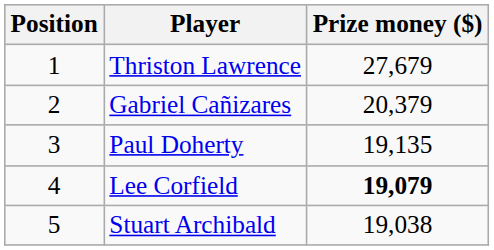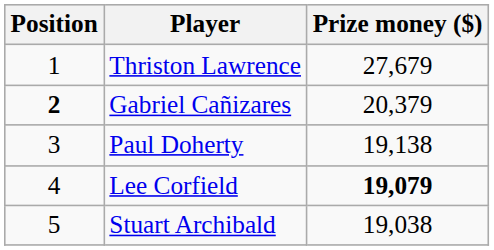(54, 104) normal -> (54, 104) bold
(398, 144) 19,135 -> (398, 144) 19,138
